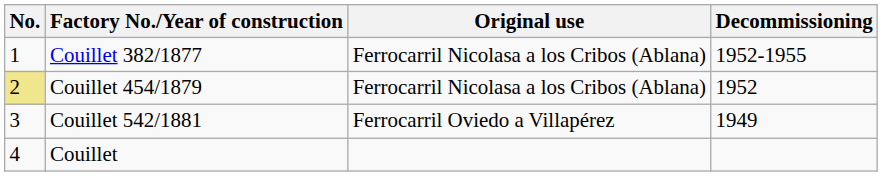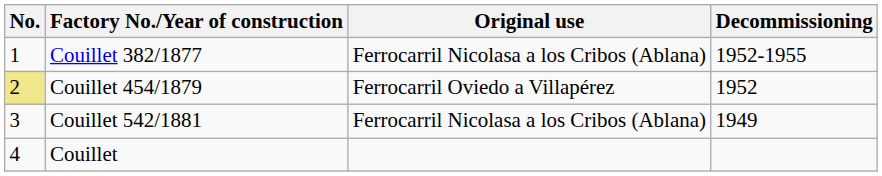(529, 87) Ferrocarril Nicolasa a los Cribos (Ablana) -> (484, 87) Ferrocarril Oviedo a Villapérez
(484, 120) Ferrocarril Oviedo a Villapérez -> (529, 120) Ferrocarril Nicolasa a los Cribos (Ablana)
